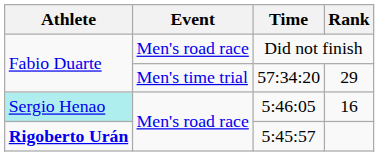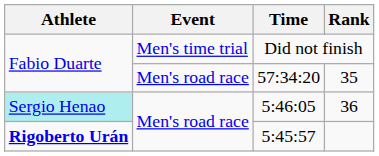(193, 48) Men's road race -> (192, 48) Men's time trial
(192, 77) Men's time trial -> (193, 77) Men's road race
(349, 77) 29 -> (349, 77) 35
(349, 107) 16 -> (349, 107) 36
